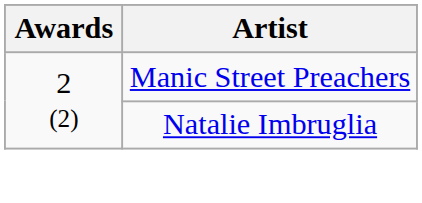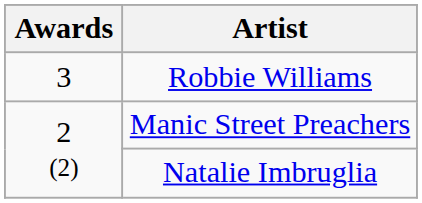+ row: (270, 76)
